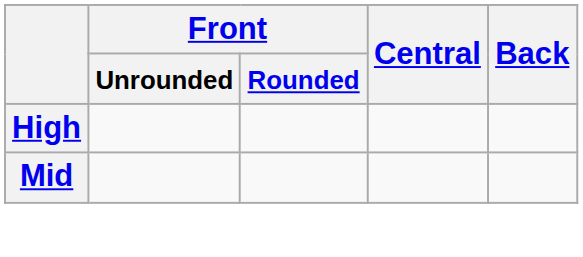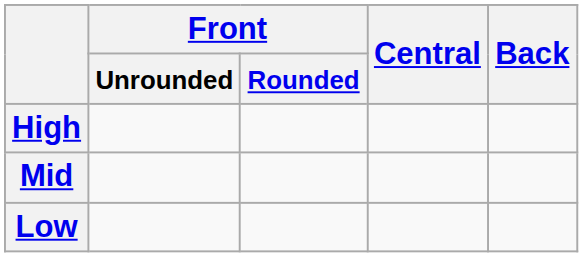+ row: (47, 226)
